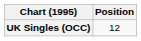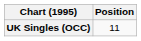(115, 28) 12 -> (115, 28) 11
